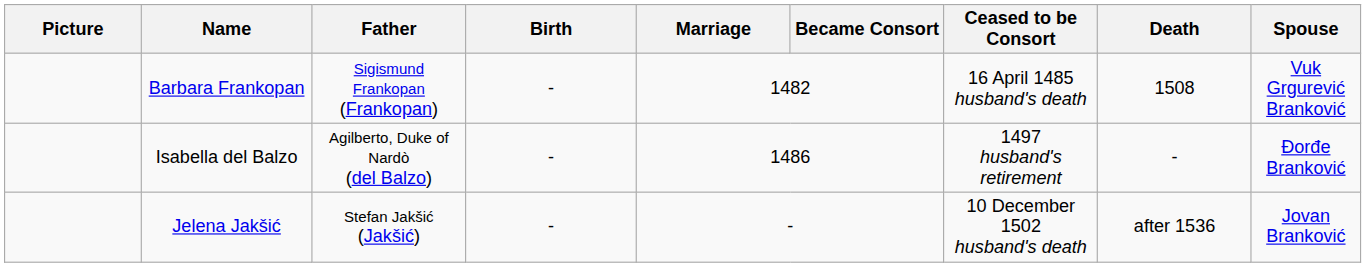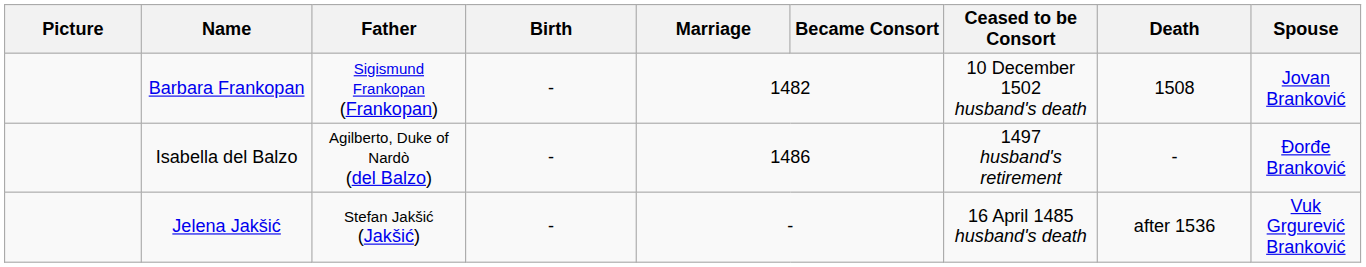(1021, 88) 16 April 1485 husband's death -> (1021, 88) 10 December 1502 husband's death
(1306, 88) Vuk Grgurević Branković -> (1306, 88) Jovan Branković
(1021, 226) 10 December 1502 husband's death -> (1021, 226) 16 April 1485 husband's death
(1306, 226) Jovan Branković -> (1306, 226) Vuk Grgurević Branković
